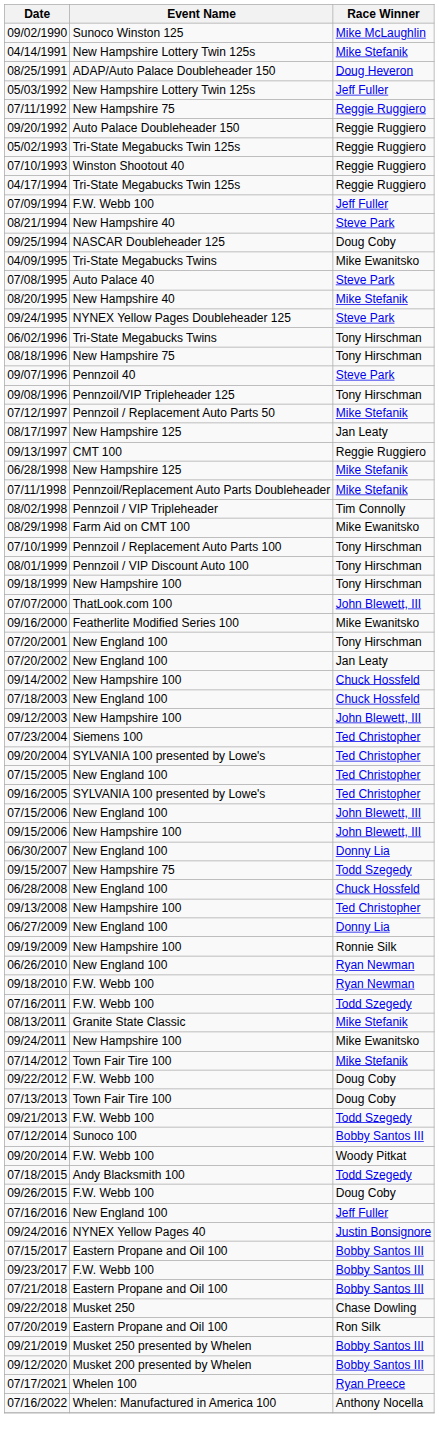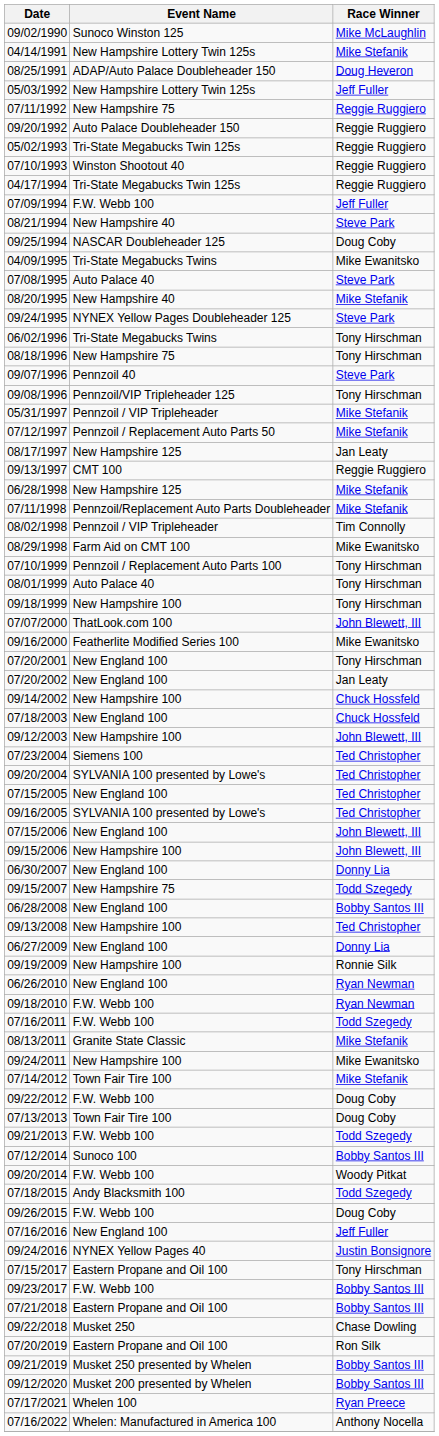+ row: (37, 413)
(161, 565) Pennzoil / VIP Discount Auto 100 -> (113, 584) Auto Palace 40
(378, 889) Chuck Hossfeld -> (380, 908) Bobby Santos III
(380, 1251) Bobby Santos III -> (379, 1270) Tony Hirschman
